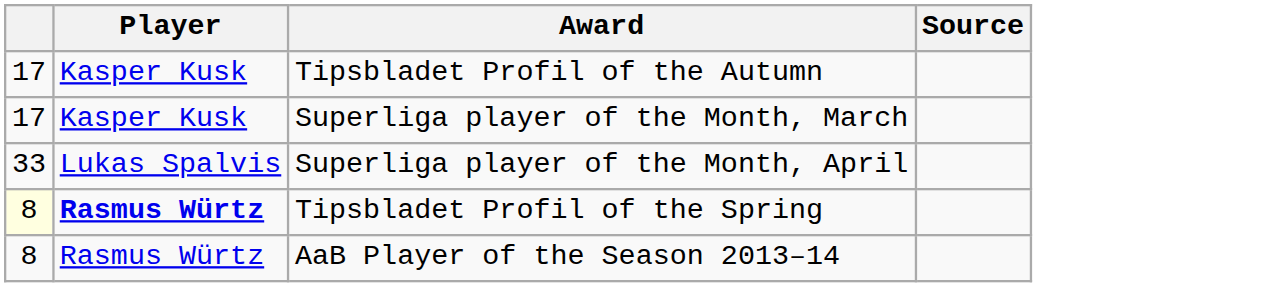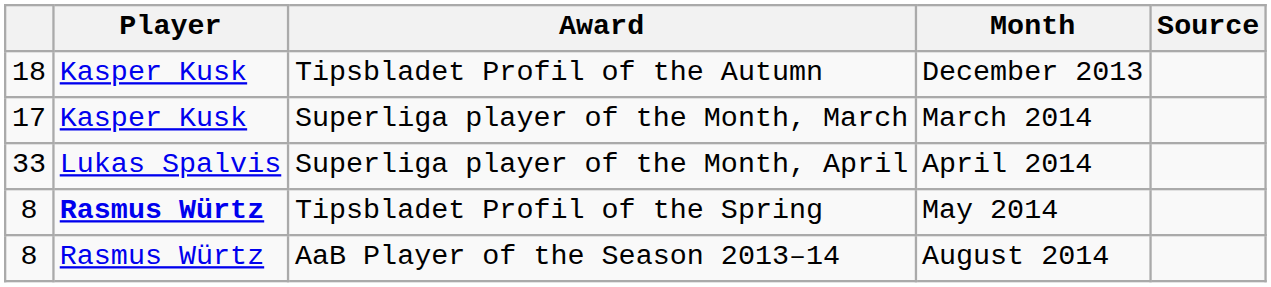+ column: (1033, 28)
(29, 74) 17 -> (29, 74) 18
(29, 212) lightyellow background -> (29, 212) no background
